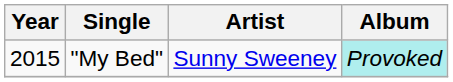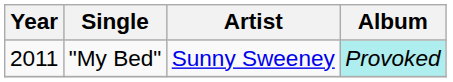(35, 58) 2015 -> (34, 58) 2011
